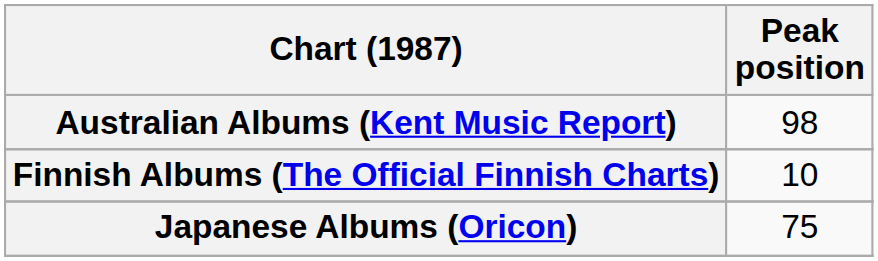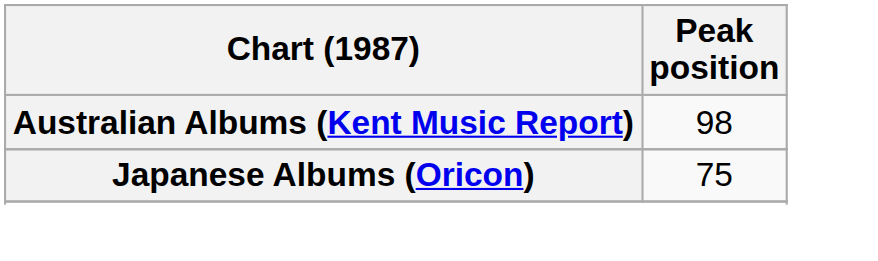- row: (366, 174)
